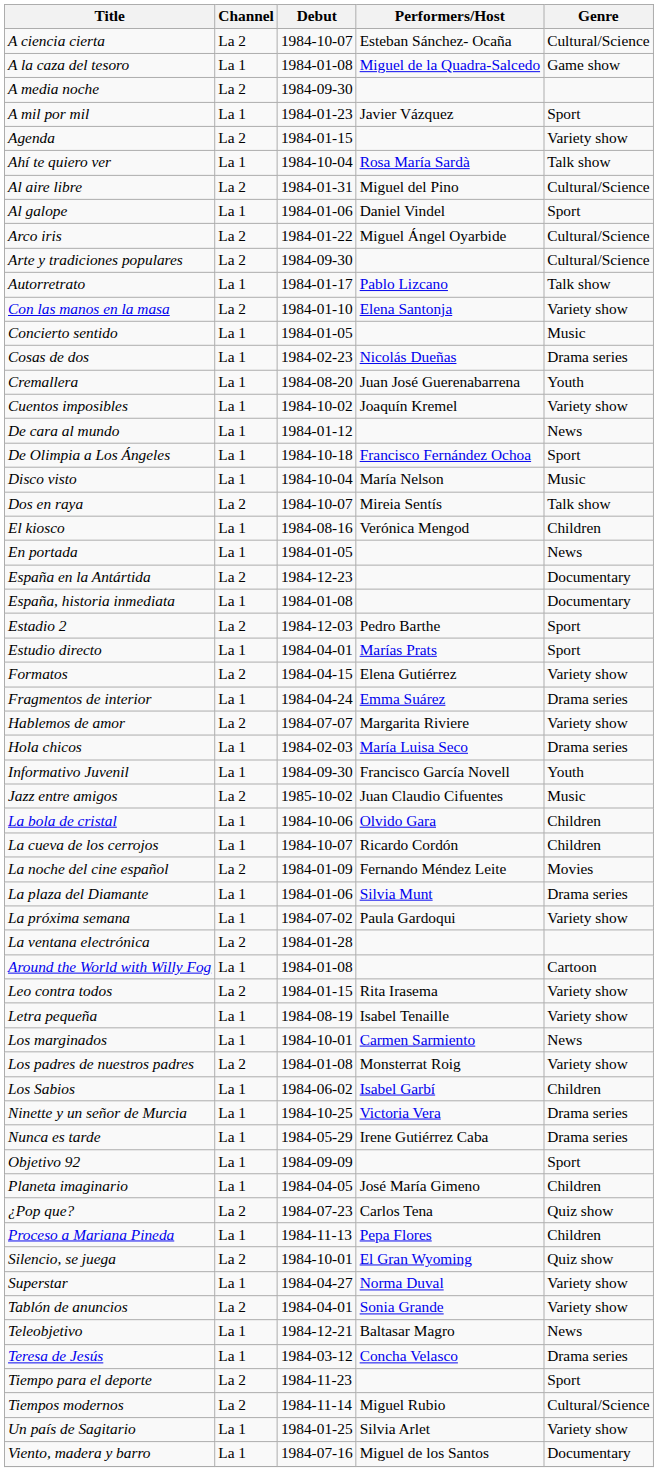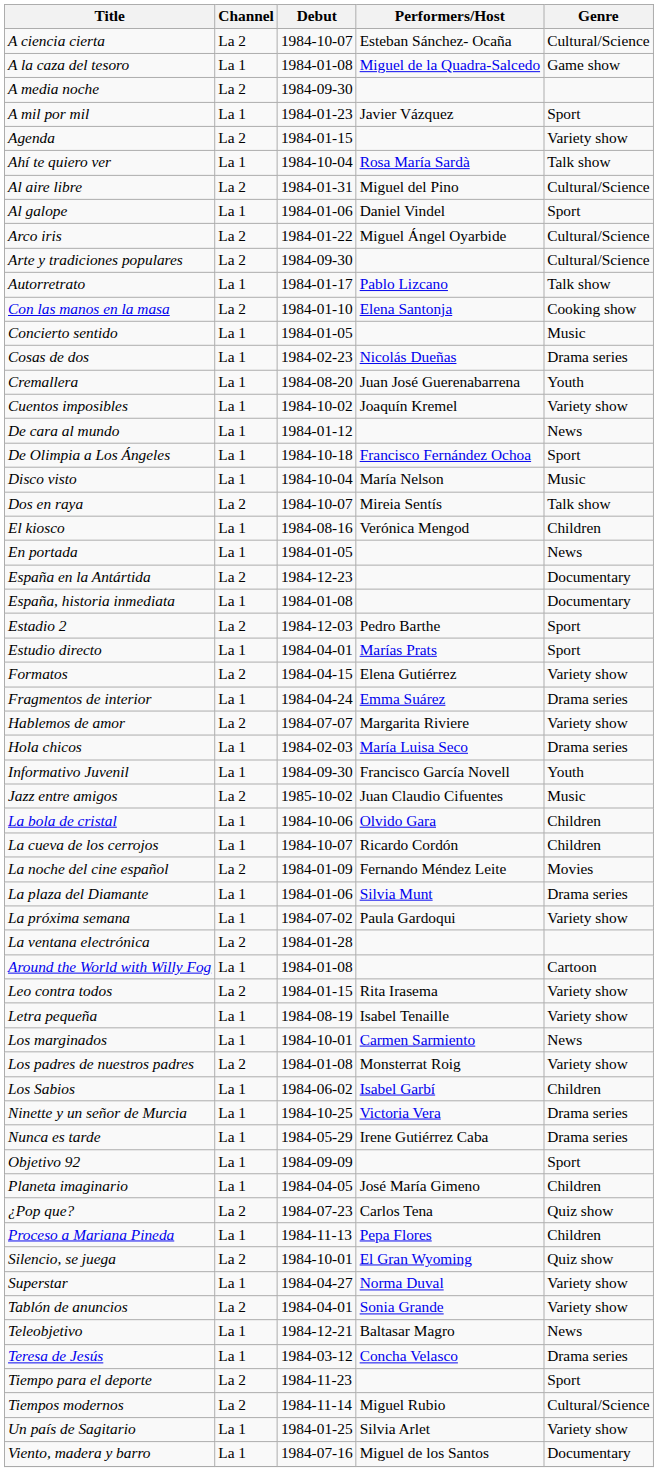(587, 308) Variety show -> (592, 308) Cooking show
